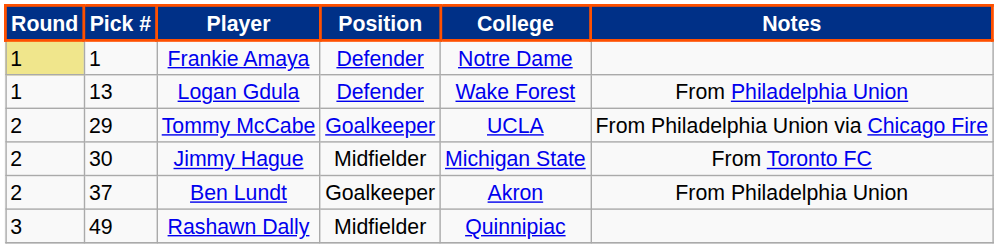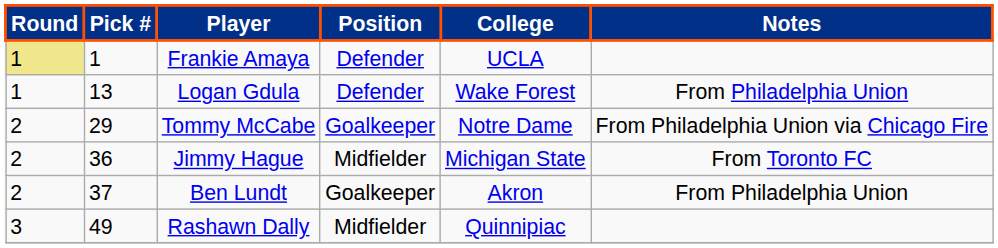(515, 58) Notre Dame -> (515, 58) UCLA
(515, 126) UCLA -> (515, 126) Notre Dame
(101, 159) 30 -> (101, 159) 36
